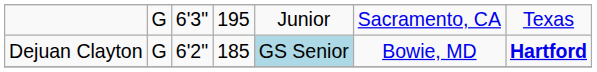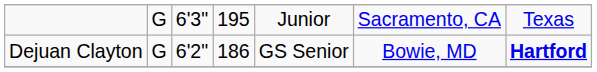(233, 50) 185 -> (233, 50) 186
(304, 50) lightblue background -> (304, 50) no background
